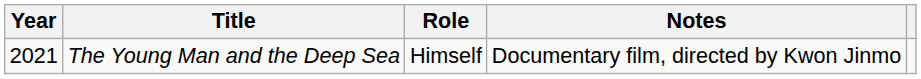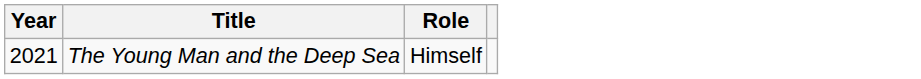- column: (697, 21)
